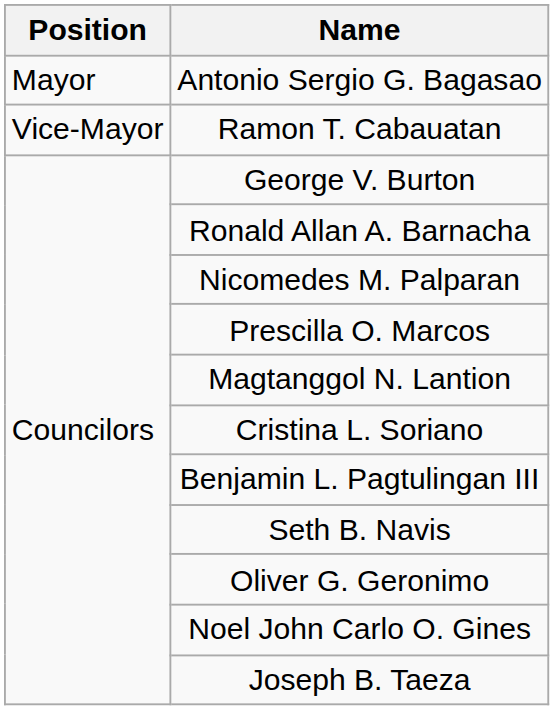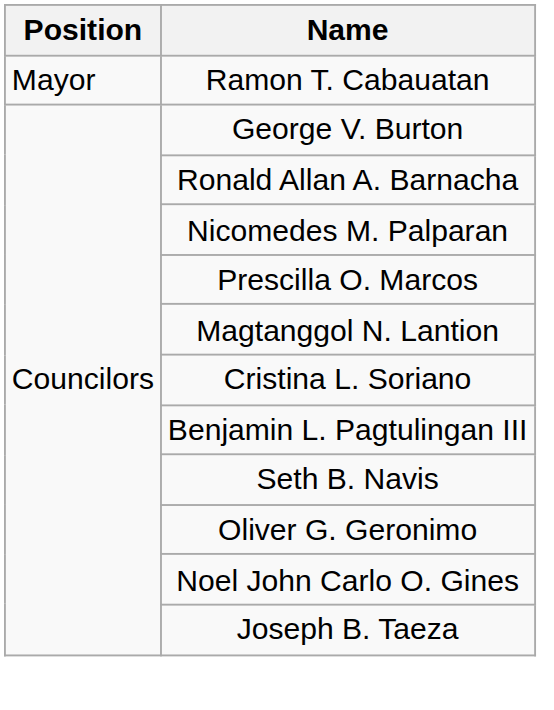- row: (360, 80)
(88, 130) Vice-Mayor -> (54, 80) Mayor
